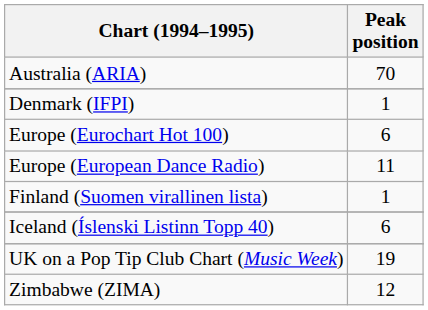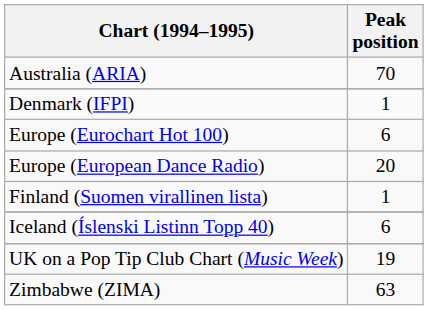(386, 165) 11 -> (386, 165) 20
(386, 289) 12 -> (386, 289) 63
